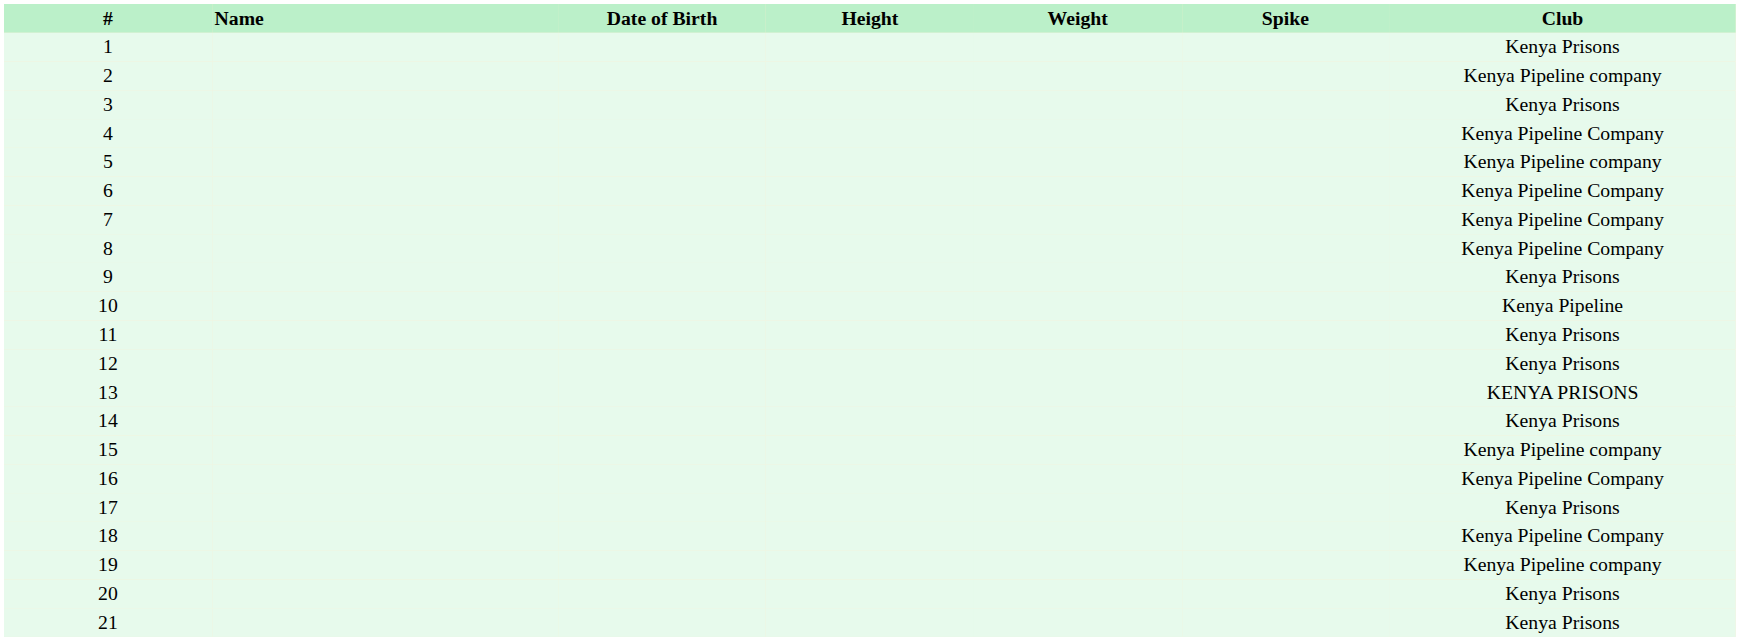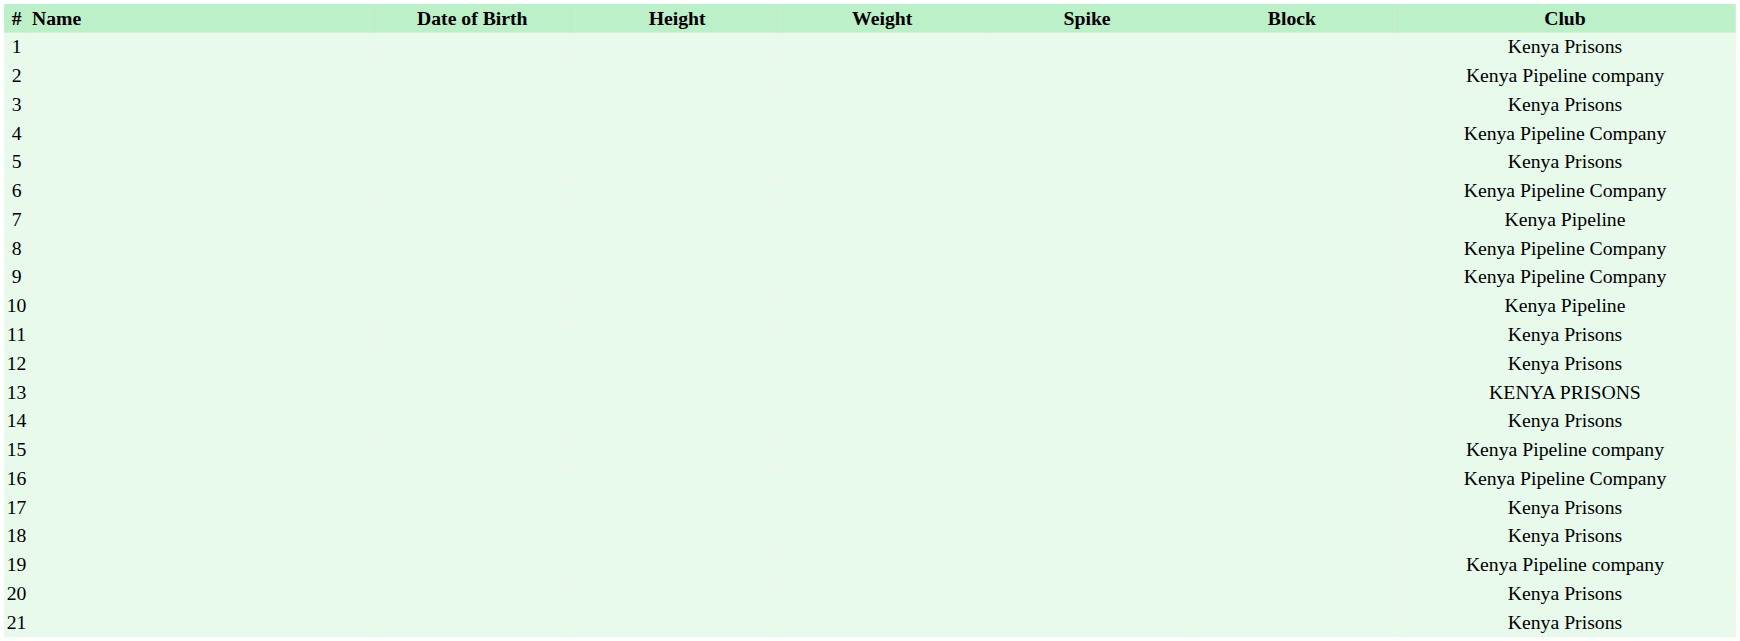+ column: (1292, 18)
(1563, 162) Kenya Pipeline company -> (1565, 162) Kenya Prisons
(1563, 219) Kenya Pipeline Company -> (1565, 219) Kenya Pipeline
(1563, 277) Kenya Prisons -> (1565, 277) Kenya Pipeline Company
(1563, 536) Kenya Pipeline Company -> (1565, 536) Kenya Prisons
